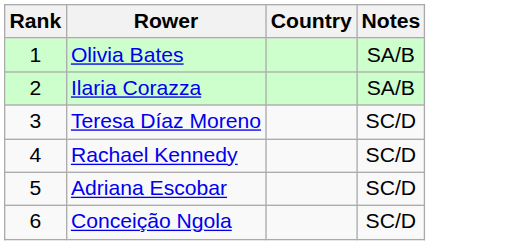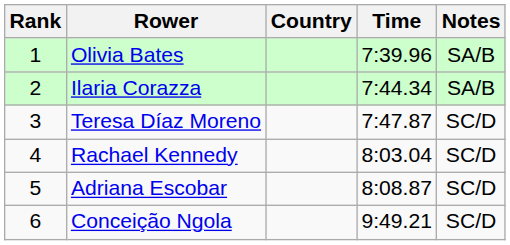+ column: (397, 21)
